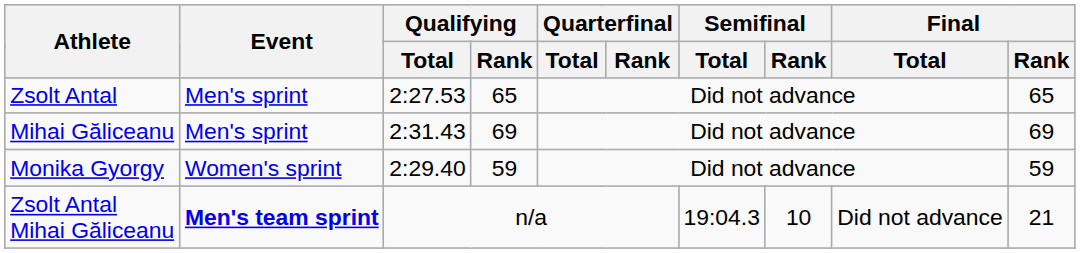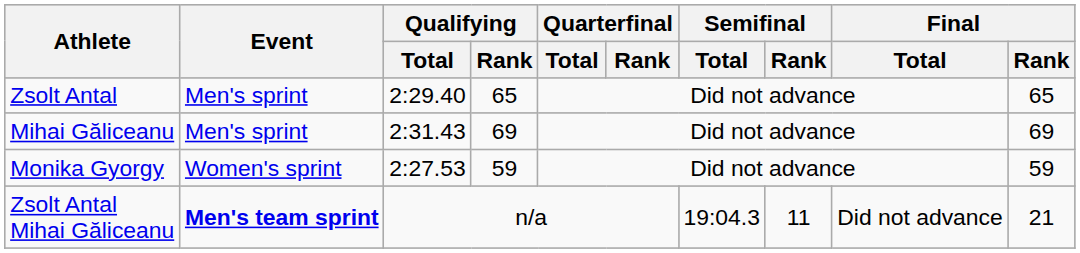(427, 96) 2:27.53 -> (427, 96) 2:29.40
(427, 168) 2:29.40 -> (427, 168) 2:27.53
(799, 217) 10 -> (799, 217) 11
